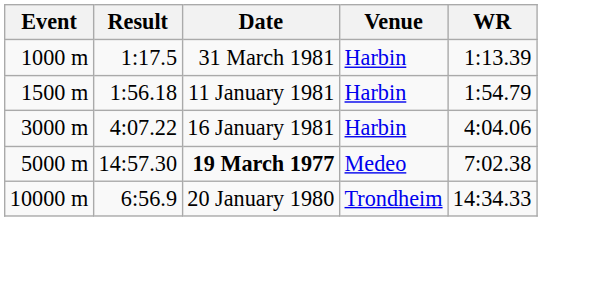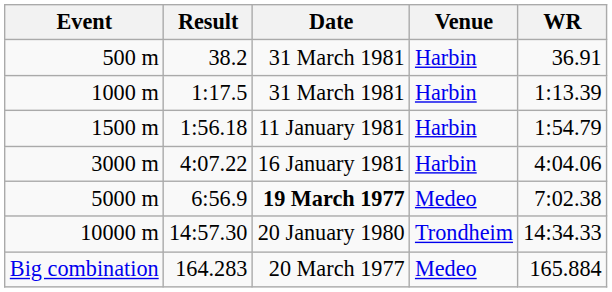+ row: (131, 57)
(138, 163) 14:57.30 -> (219, 198) 6:56.9
(149, 198) 6:56.9 -> (208, 233) 14:57.30
+ row: (84, 269)
